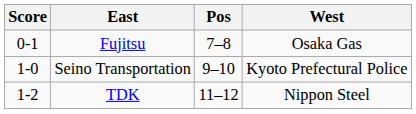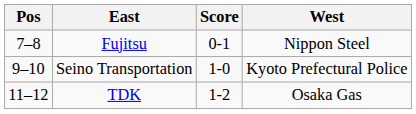columns swapped: (219, 17) <-> (28, 17)
(327, 43) Osaka Gas -> (327, 43) Nippon Steel
(327, 95) Nippon Steel -> (327, 95) Osaka Gas
